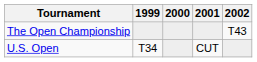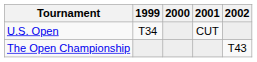rows swapped: (33, 48) <-> (69, 31)
